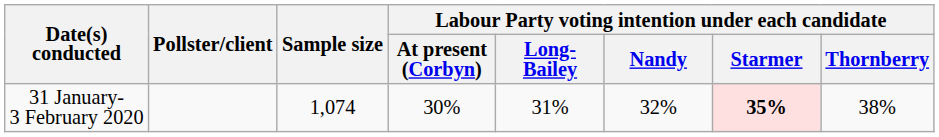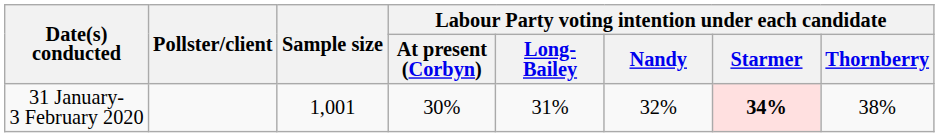(333, 108) 1,074 -> (333, 108) 1,001
(766, 108) 35% -> (766, 108) 34%
